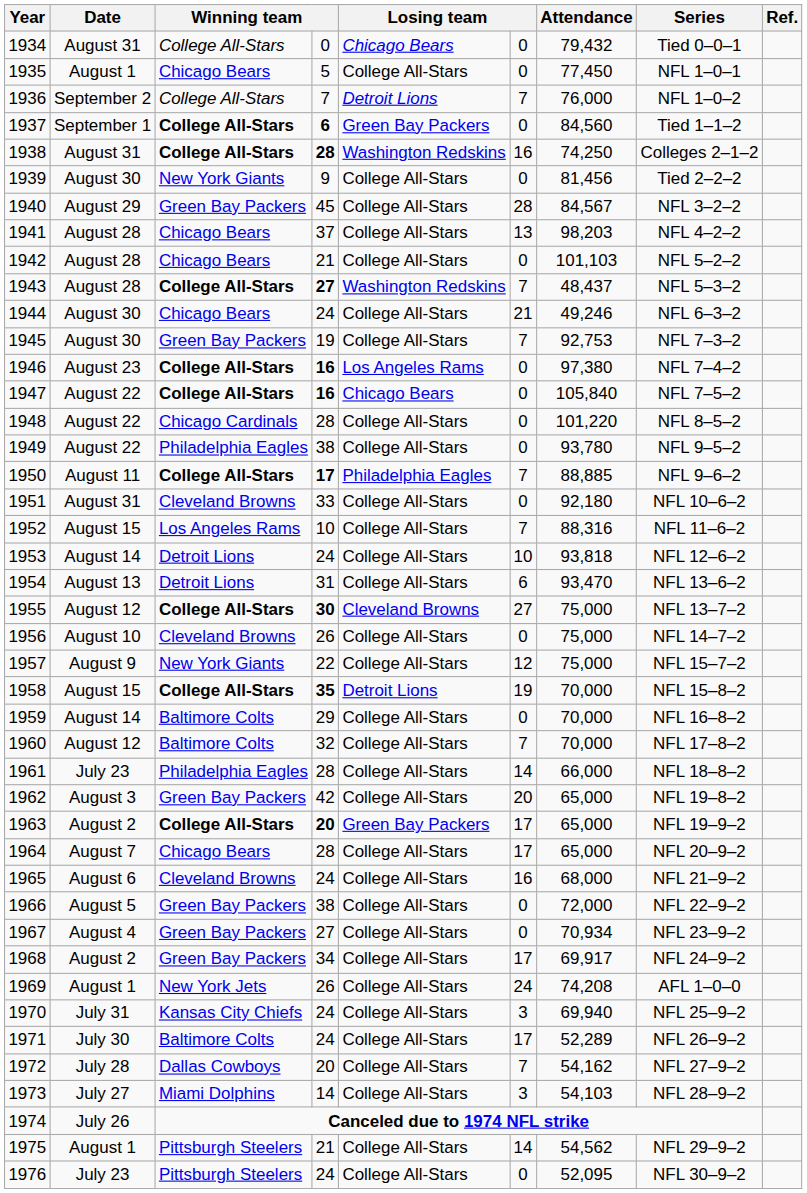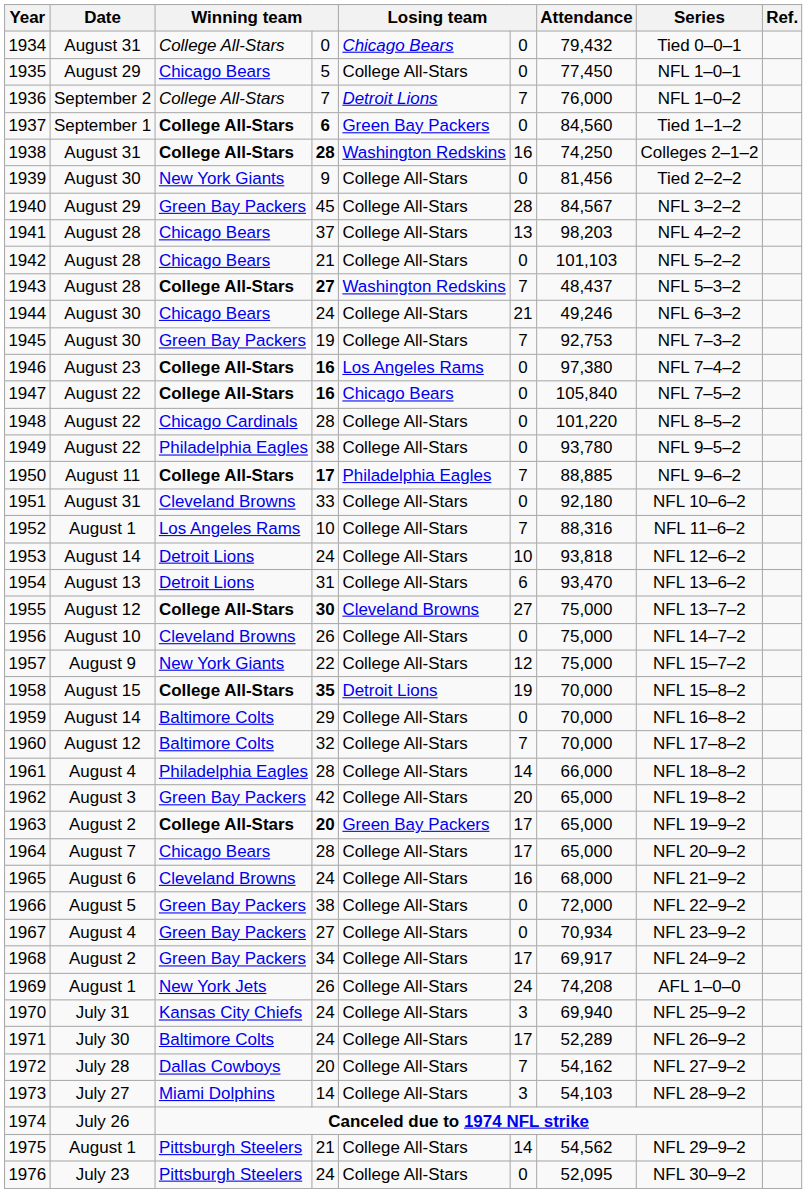(103, 71) August 1 -> (103, 71) August 29
(103, 529) August 15 -> (103, 529) August 1
(103, 771) July 23 -> (103, 771) August 4
